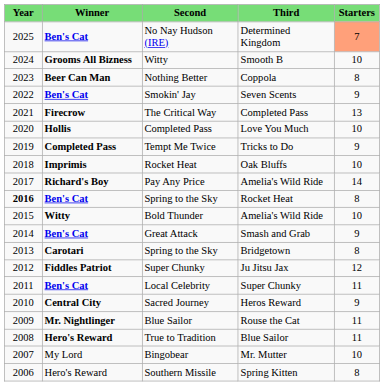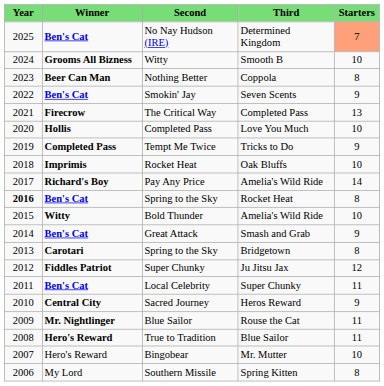(63, 355) My Lord -> (76, 355) Hero's Reward
(76, 372) Hero's Reward -> (63, 372) My Lord
